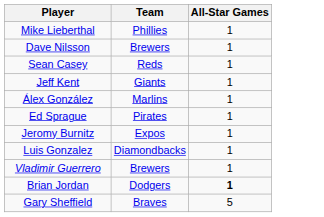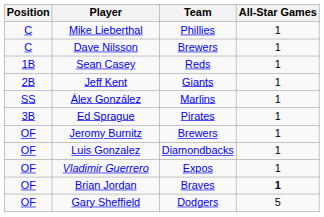+ column: (28, 13)
(150, 133) Expos -> (198, 133) Brewers
(150, 168) Brewers -> (198, 168) Expos
(150, 185) Dodgers -> (198, 185) Braves
(150, 202) Braves -> (198, 202) Dodgers
